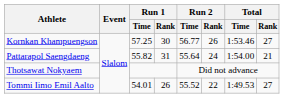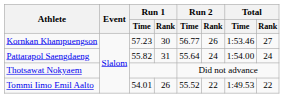(142, 41) 57.25 -> (142, 41) 57.23
(268, 56) 21 -> (268, 56) 24
(268, 86) 27 -> (268, 86) 22
